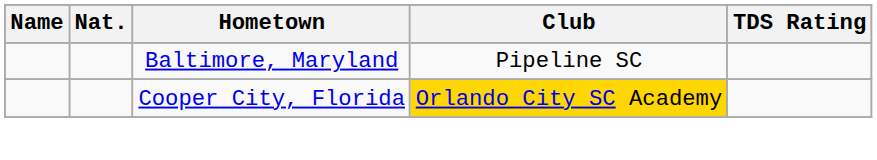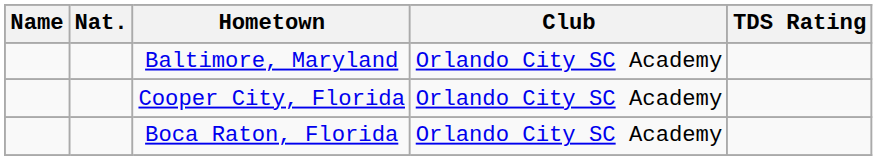(569, 61) Pipeline SC -> (569, 61) Orlando City SC Academy
(569, 98) gold background -> (569, 98) no background
+ row: (272, 135)
